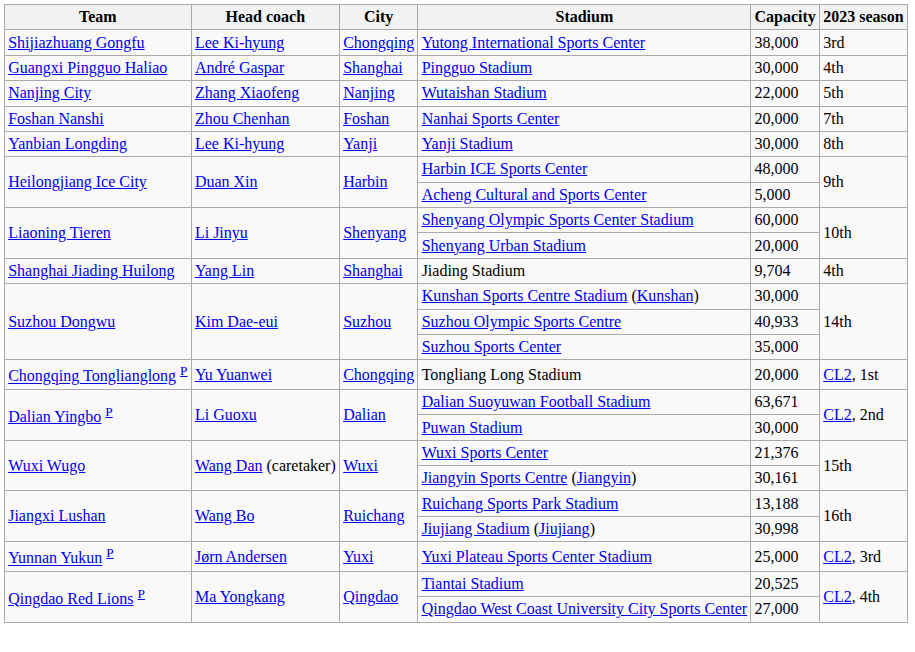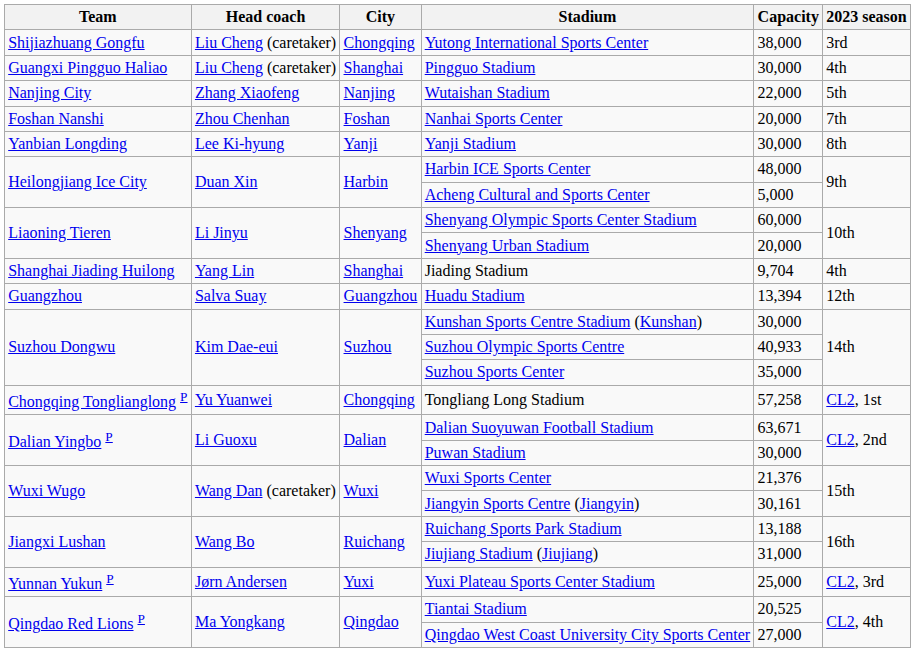(240, 42) Lee Ki-hyung -> (266, 42) Liu Cheng (caretaker)
(240, 67) André Gaspar -> (266, 67) Liu Cheng (caretaker)
+ row: (475, 296)
(777, 374) 20,000 -> (780, 399) 57,258
(777, 529) 30,998 -> (780, 554) 31,000
